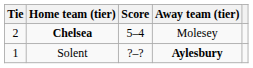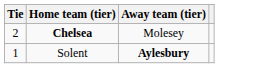- column: (135, 13)
